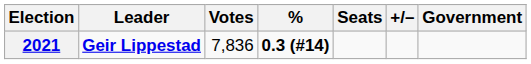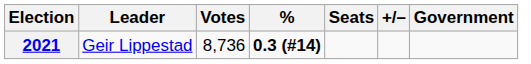(142, 44) bold -> (137, 44) normal
(233, 44) 7,836 -> (224, 44) 8,736
